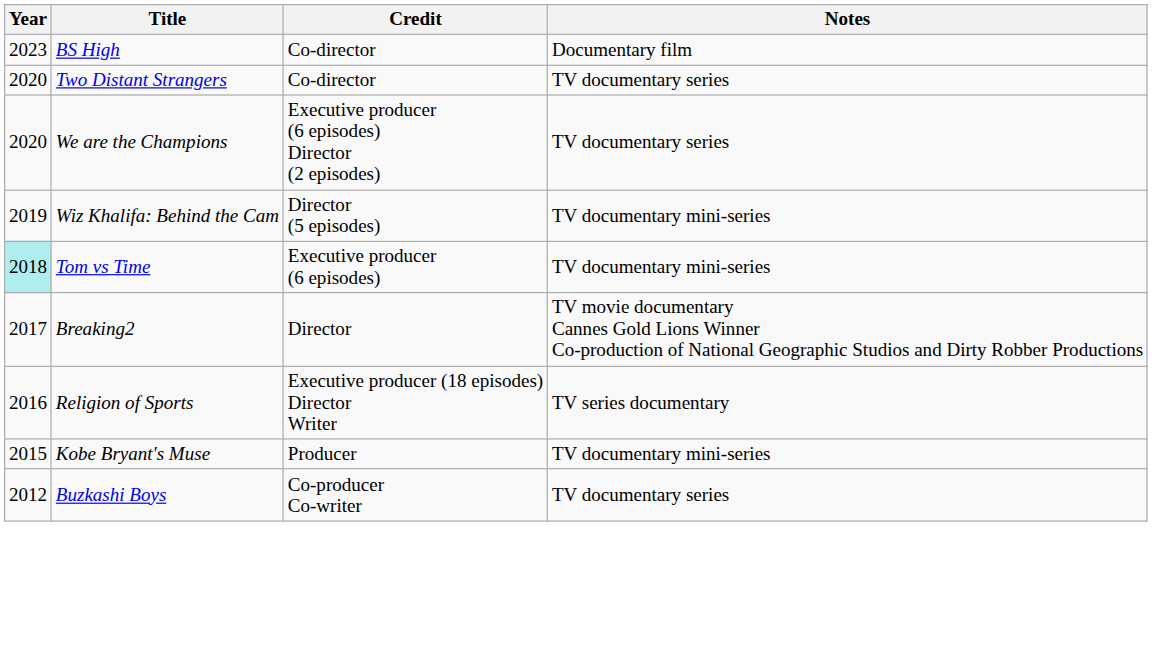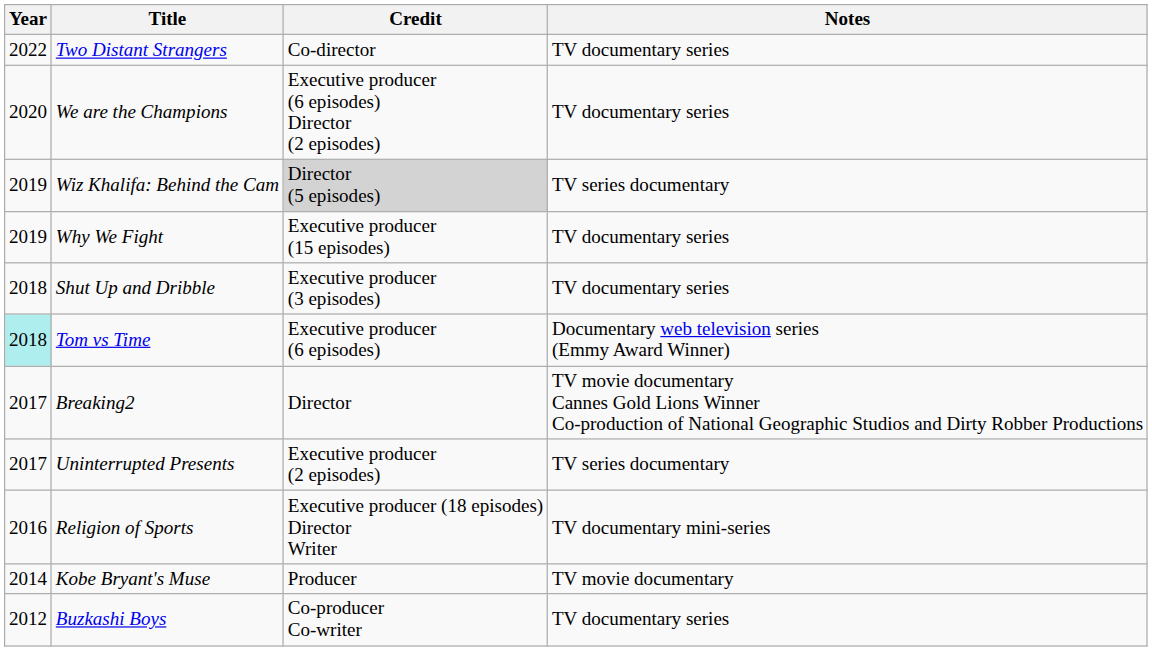- row: (88, 49)
(28, 79) 2020 -> (28, 49) 2022
(334, 215) no background -> (334, 185) lightgrey background
(661, 215) TV documentary mini-series -> (641, 185) TV series documentary
+ row: (109, 236)
+ row: (135, 288)
(661, 266) TV documentary mini-series -> (685, 340) Documentary web television series (Emmy Award Winner)
+ row: (145, 464)
(641, 402) TV series documentary -> (661, 526) TV documentary mini-series
(28, 453) 2015 -> (28, 578) 2014
(661, 453) TV documentary mini-series -> (643, 578) TV movie documentary
